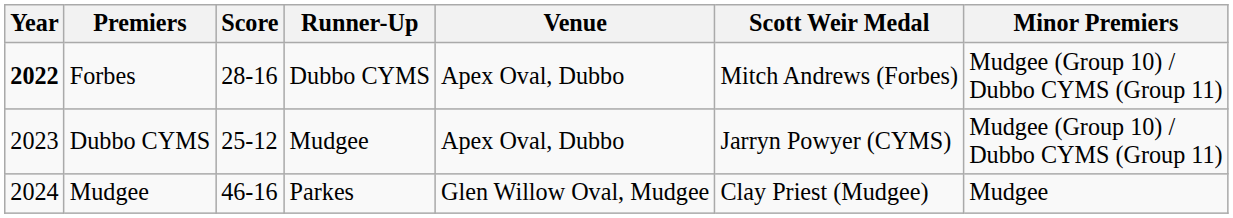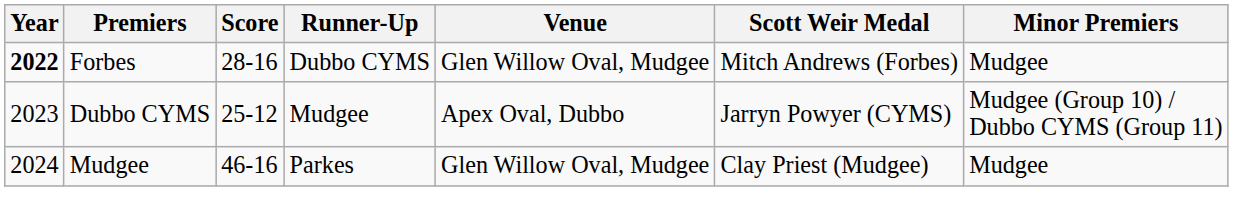(533, 75) Apex Oval, Dubbo -> (575, 61) Glen Willow Oval, Mudgee
(1096, 75) Mudgee (Group 10) / Dubbo CYMS (Group 11) -> (1009, 61) Mudgee
